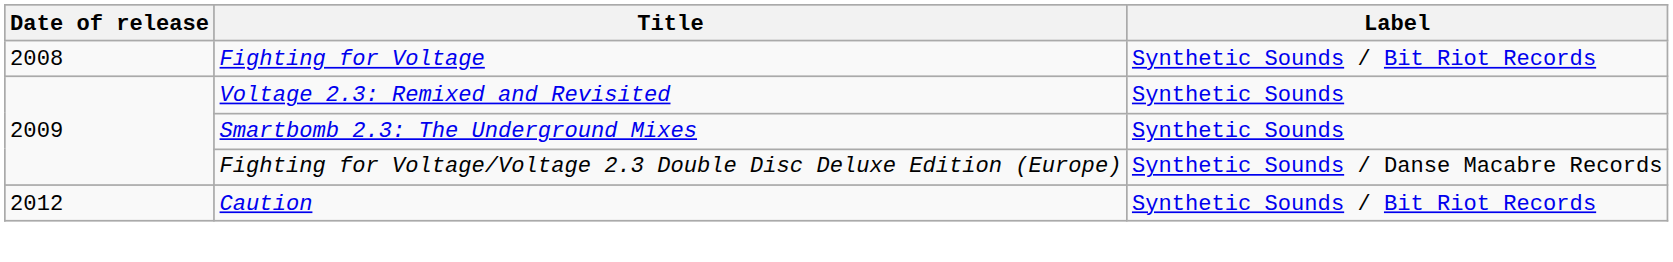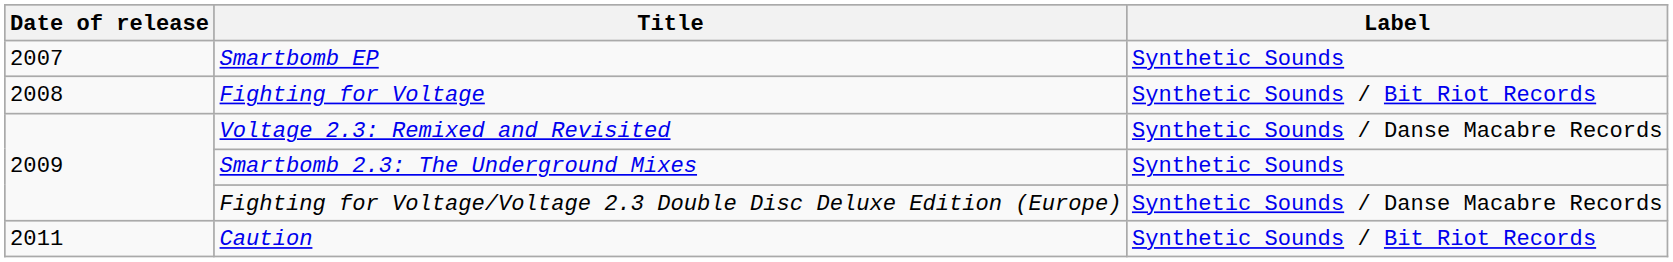+ row: (299, 59)
(1238, 95) Synthetic Sounds -> (1397, 131) Synthetic Sounds / Danse Macabre Records
(37, 203) 2012 -> (37, 239) 2011
